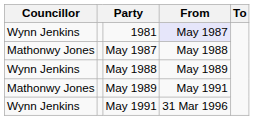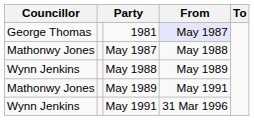(43, 32) Wynn Jenkins -> (49, 32) George Thomas
